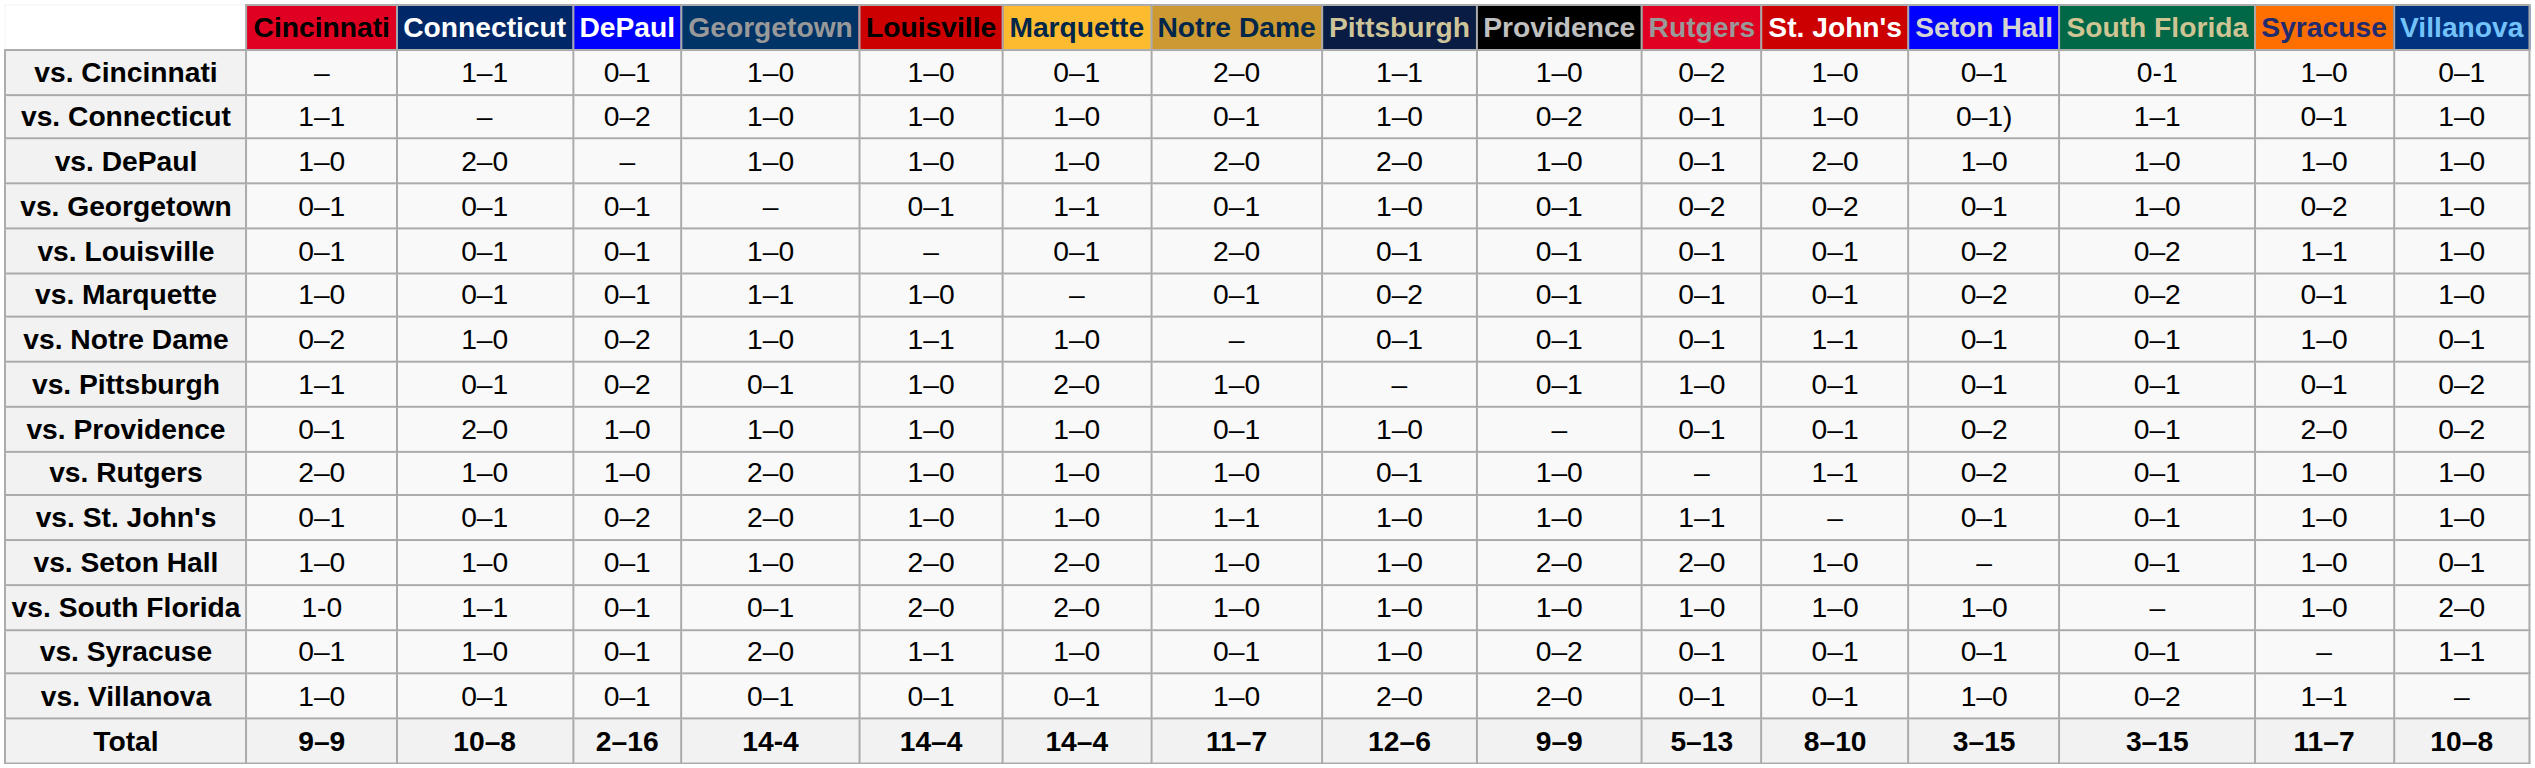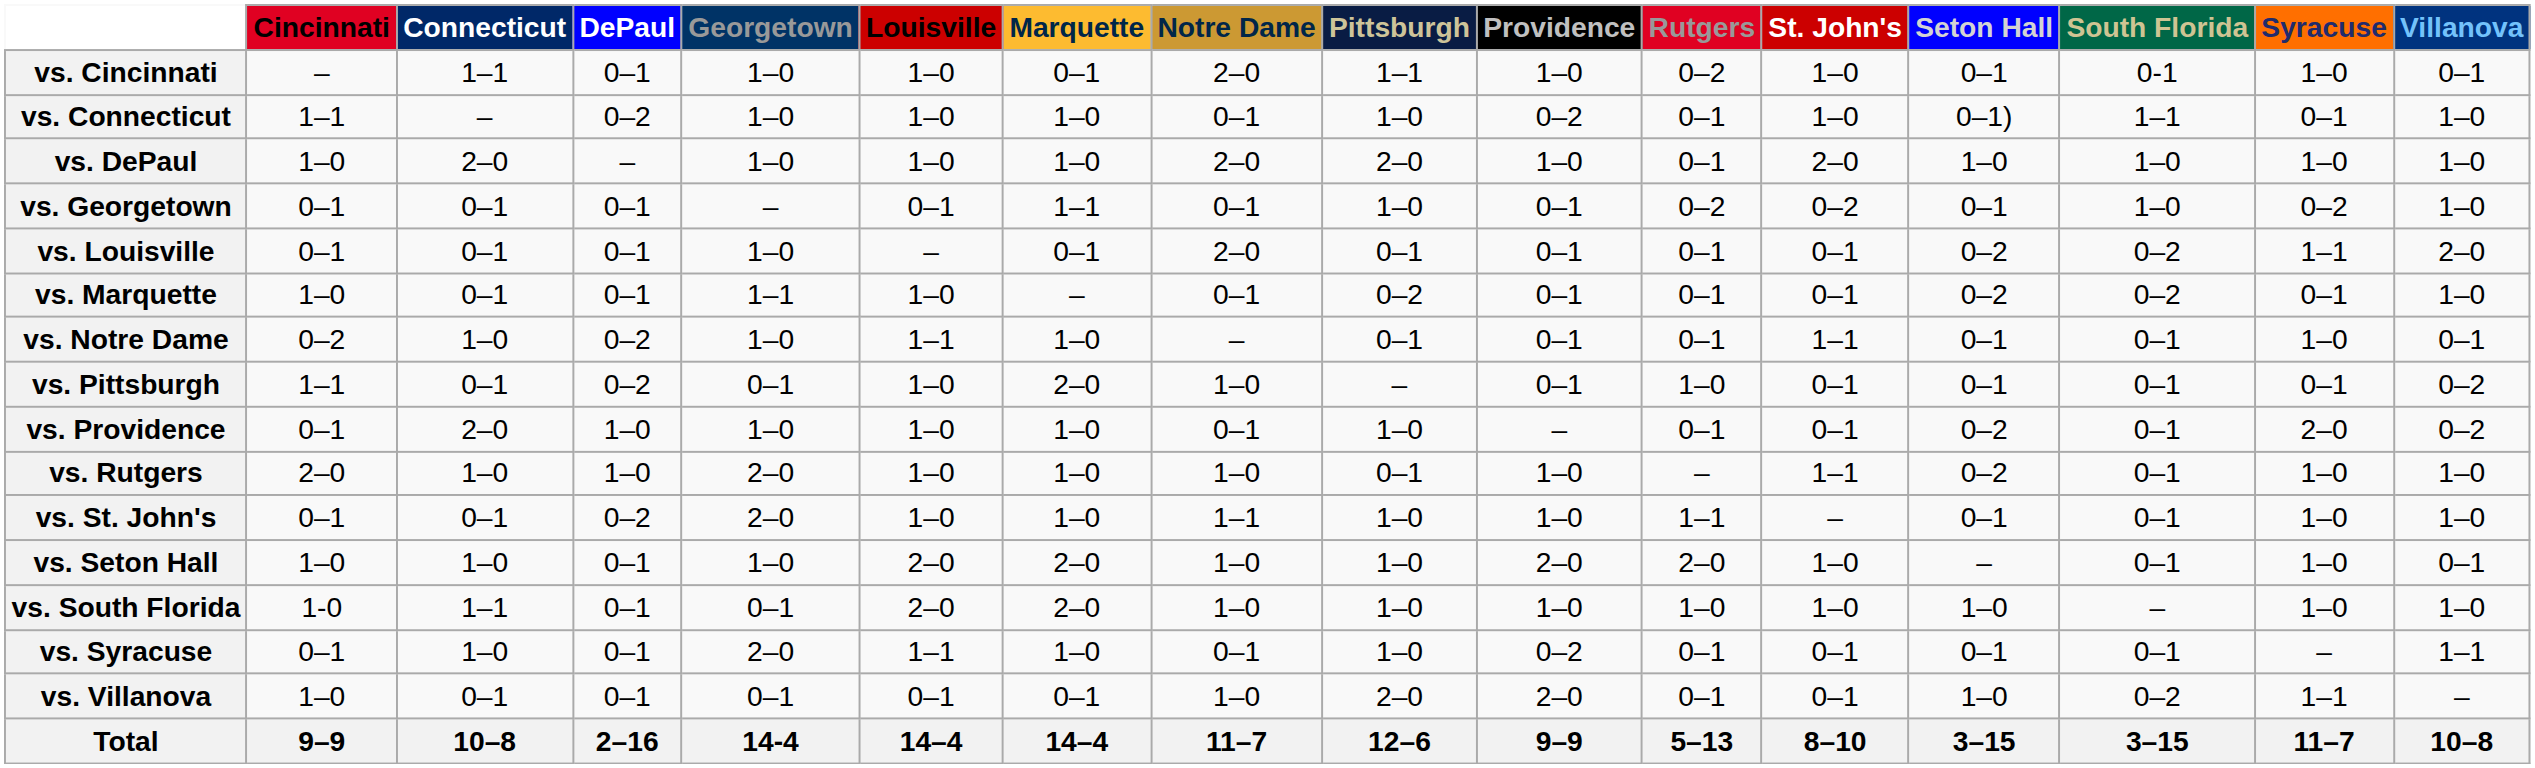(2462, 251) 1–0 -> (2462, 251) 2–0
(2462, 607) 2–0 -> (2462, 607) 1–0
